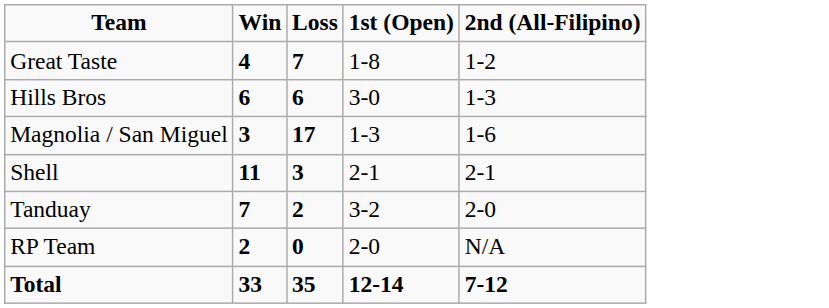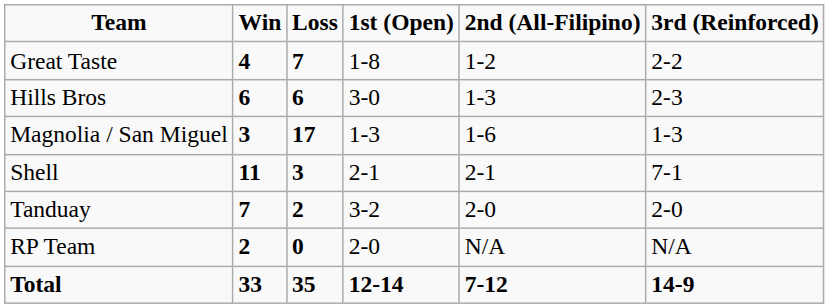+ column: (735, 23)
